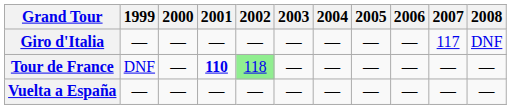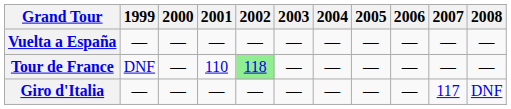rows swapped: (62, 41) <-> (62, 91)
(217, 66) bold -> (217, 66) normal
